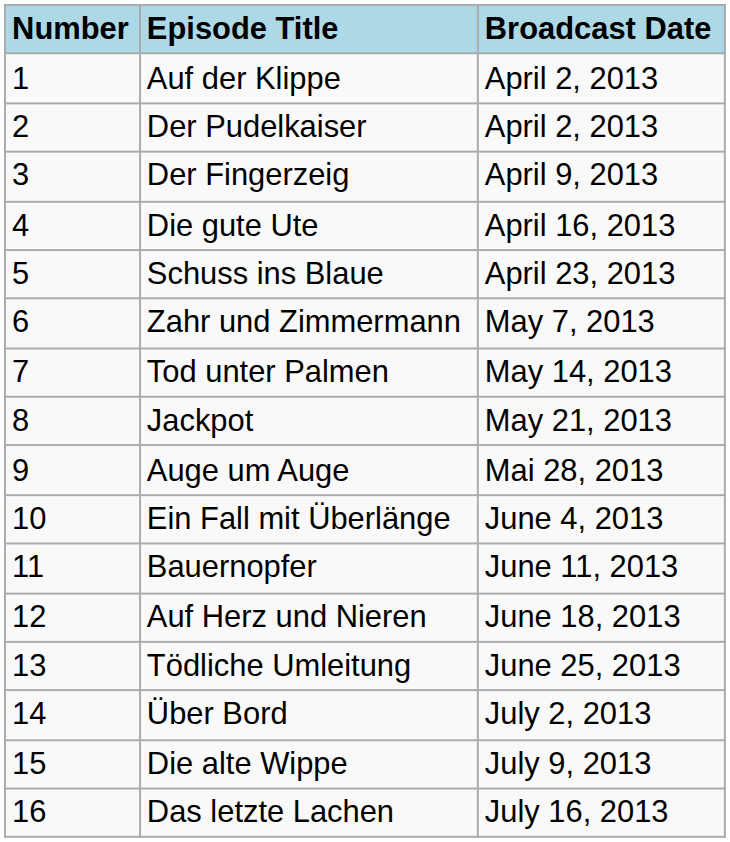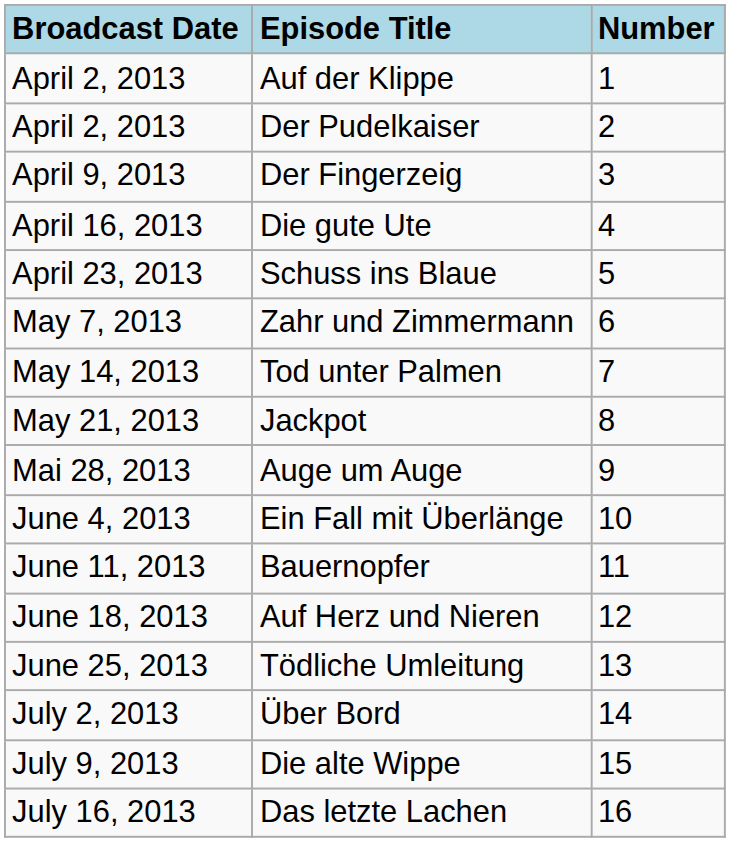columns swapped: (70, 28) <-> (598, 28)
